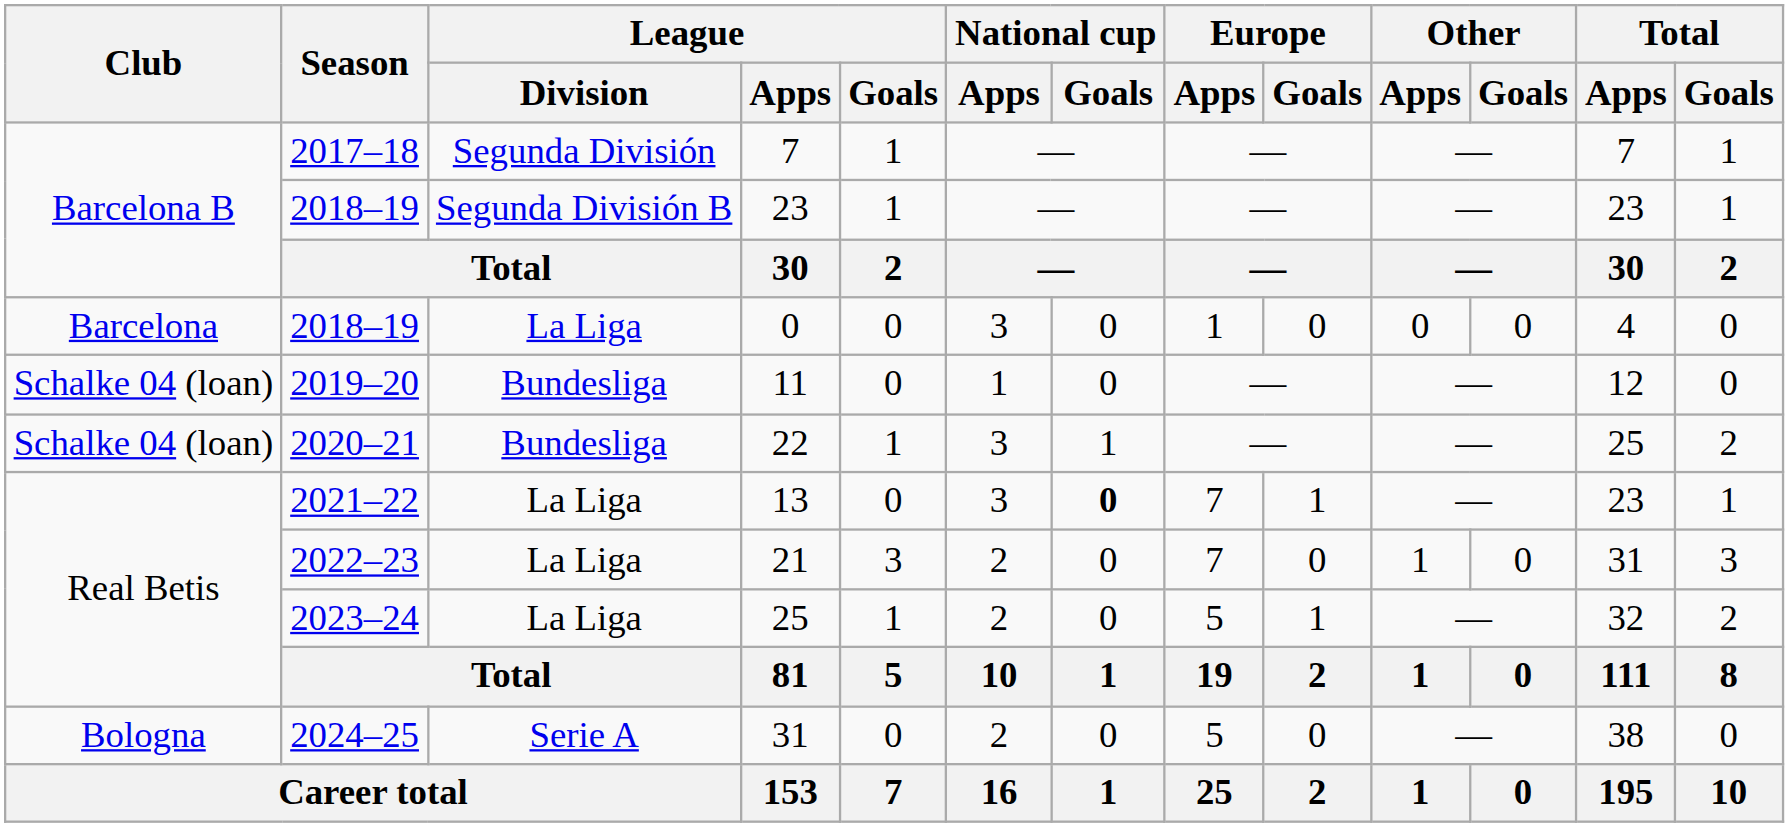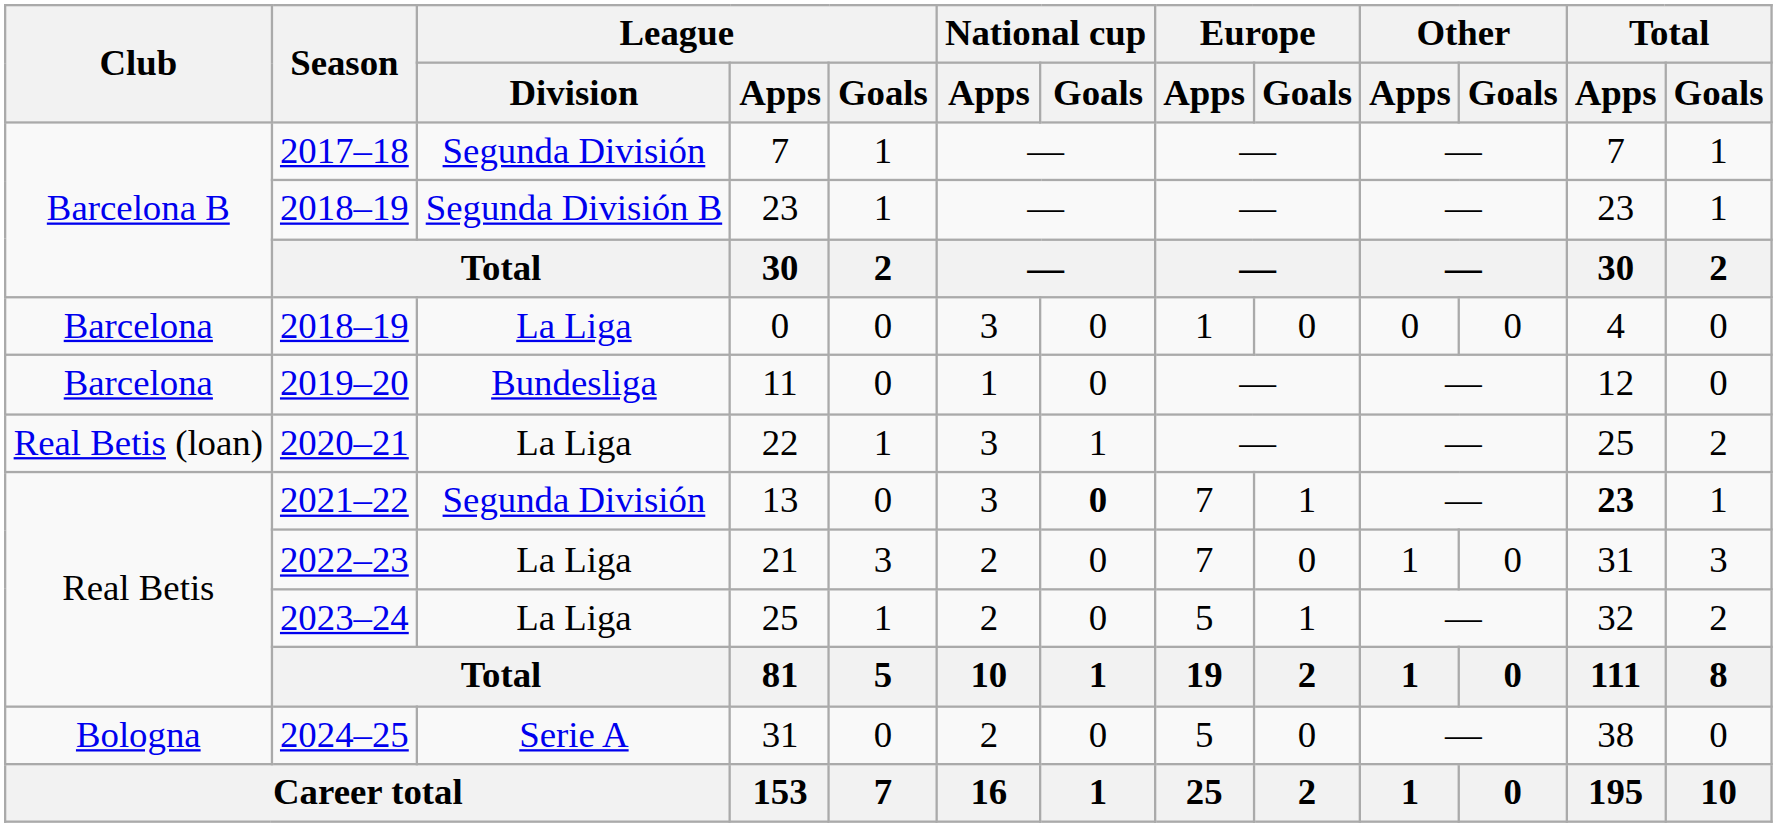(143, 383) Schalke 04 (loan) -> (138, 383) Barcelona
(143, 442) Schalke 04 (loan) -> (138, 442) Real Betis (loan)
(584, 442) Bundesliga -> (574, 442) La Liga
(584, 500) La Liga -> (574, 500) Segunda División
(1626, 500) normal -> (1616, 500) bold
